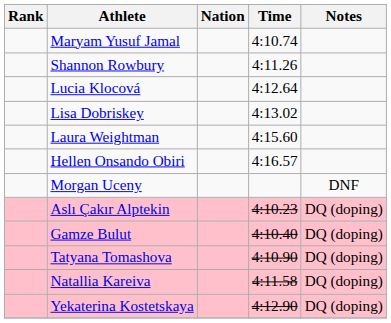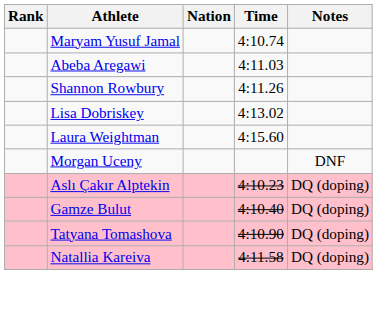+ row: (98, 64)
- row: (95, 88)
- row: (118, 161)
- row: (122, 305)
